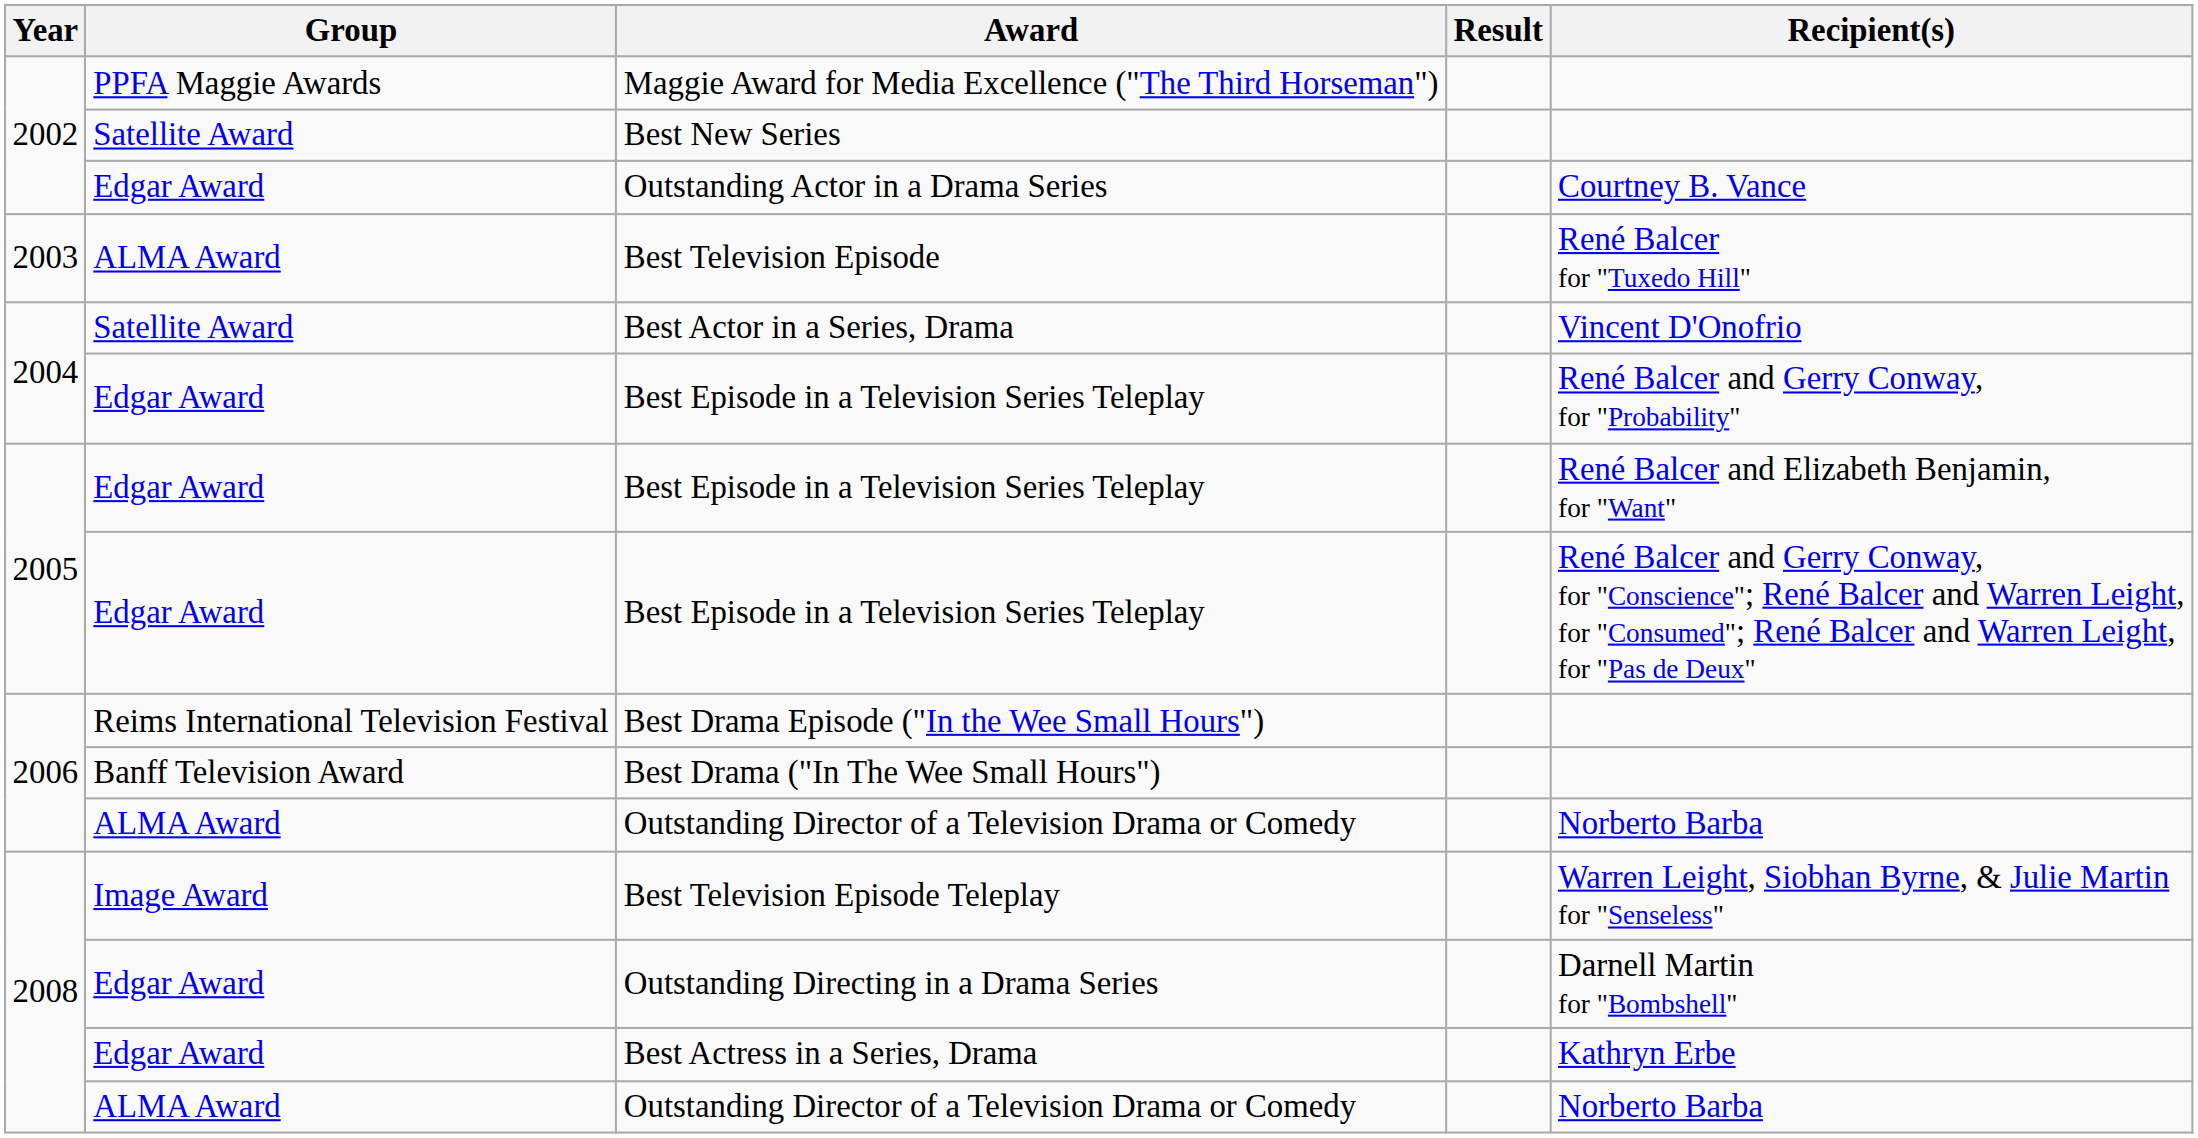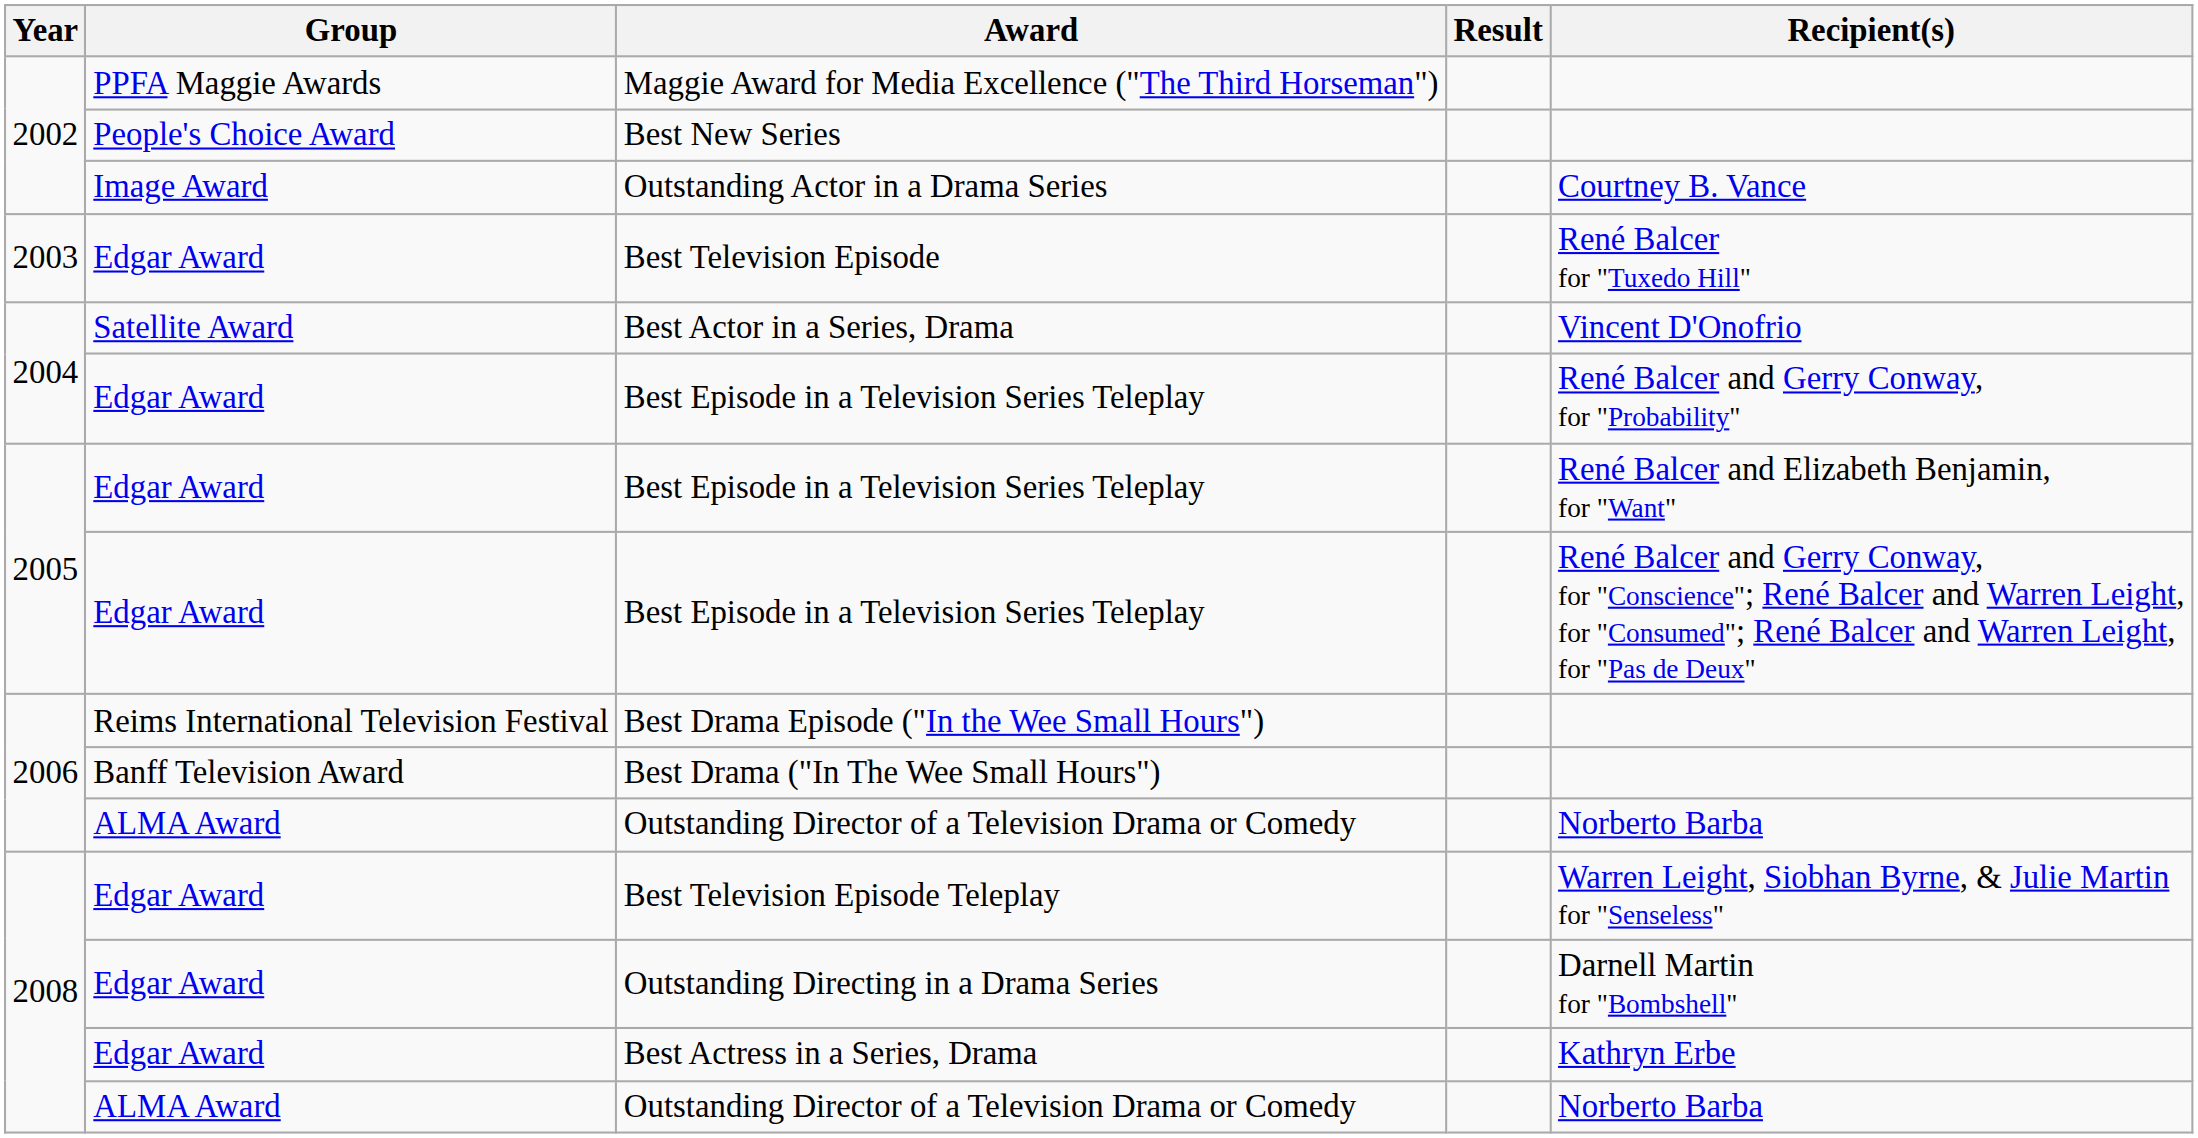(193, 134) Satellite Award -> (244, 134) People's Choice Award
(179, 186) Edgar Award -> (181, 186) Image Award
(187, 257) ALMA Award -> (179, 257) Edgar Award
(181, 894) Image Award -> (179, 894) Edgar Award
